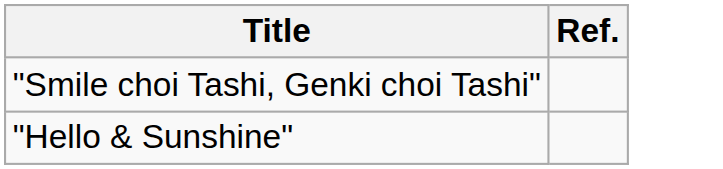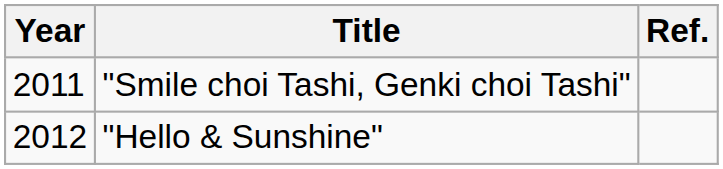+ column: (50, 31)
